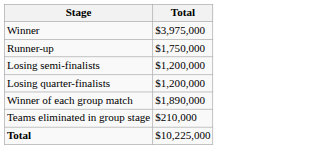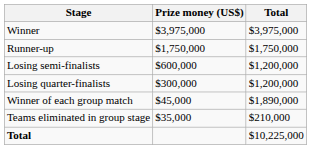+ column: (199, 13)
